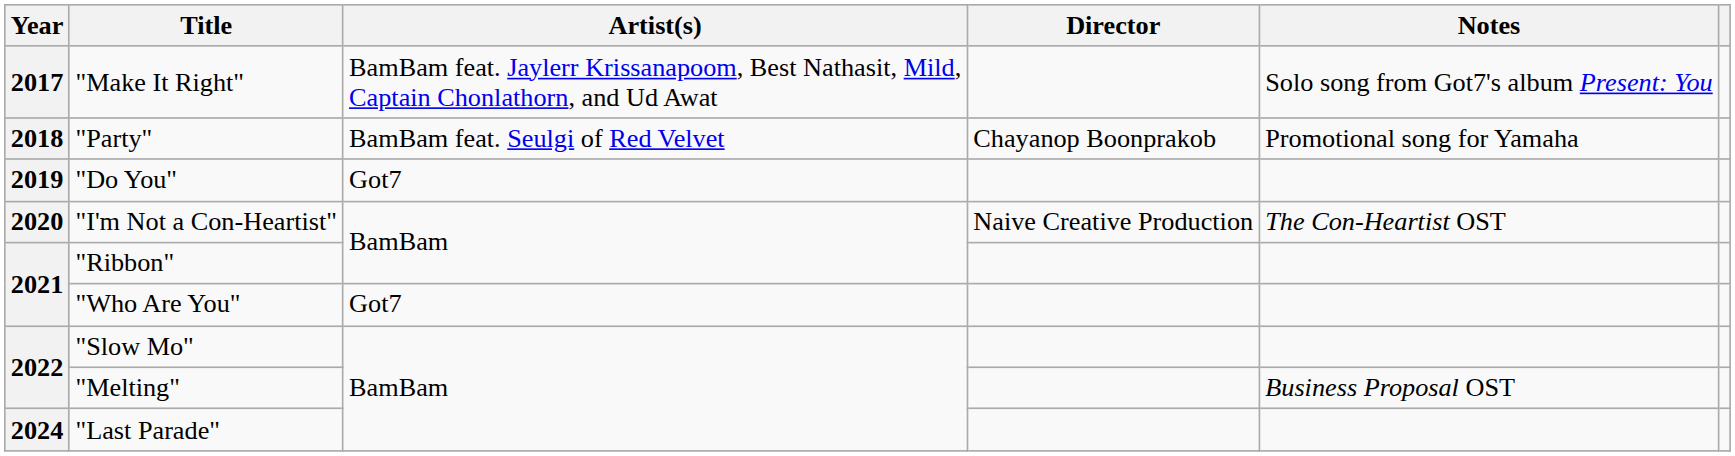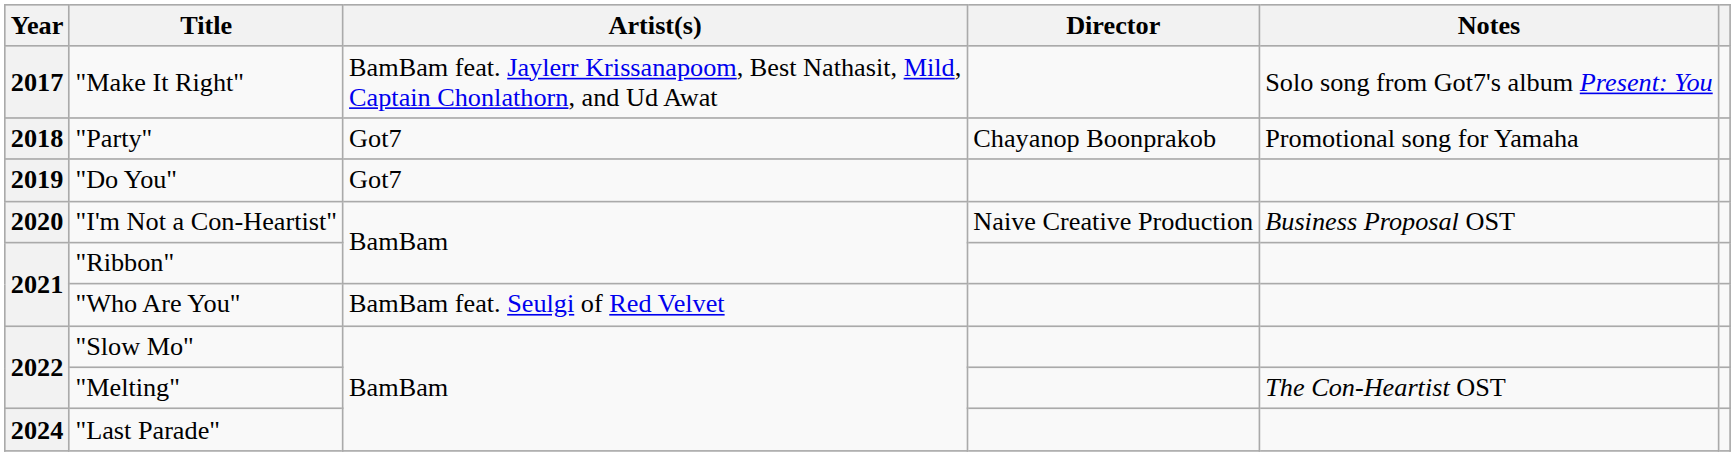(537, 138) BamBam feat. Seulgi of Red Velvet -> (375, 138) Got7
(1386, 221) The Con-Heartist OST -> (1390, 221) Business Proposal OST
(375, 304) Got7 -> (537, 304) BamBam feat. Seulgi of Red Velvet
(1390, 387) Business Proposal OST -> (1386, 387) The Con-Heartist OST
